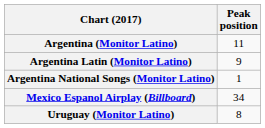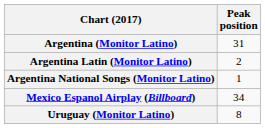(239, 43) 11 -> (239, 43) 31
(239, 61) 9 -> (239, 61) 2
